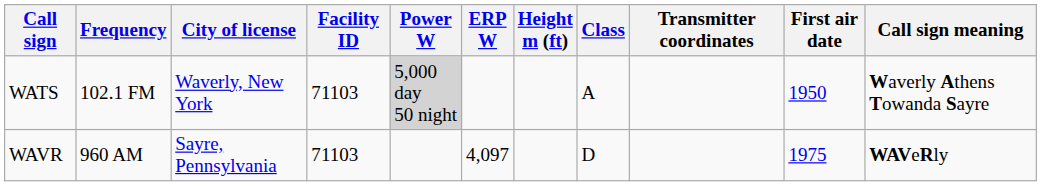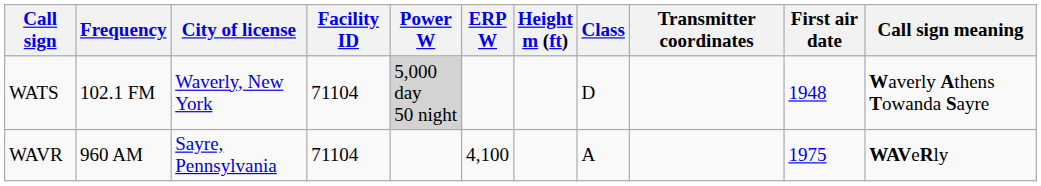(335, 92) 71103 -> (335, 92) 71104
(588, 92) A -> (588, 92) D
(807, 92) 1950 -> (807, 92) 1948
(335, 154) 71103 -> (335, 154) 71104
(488, 154) 4,097 -> (488, 154) 4,100
(588, 154) D -> (588, 154) A
